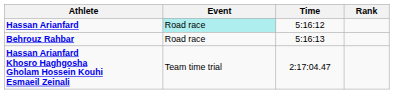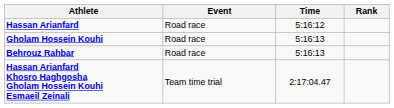(185, 26) paleturquoise background -> (185, 26) no background
+ row: (55, 39)
